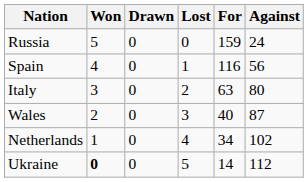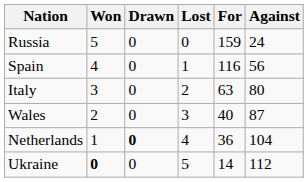(132, 139) normal -> (132, 139) bold
(226, 139) 34 -> (226, 139) 36
(261, 139) 102 -> (261, 139) 104
